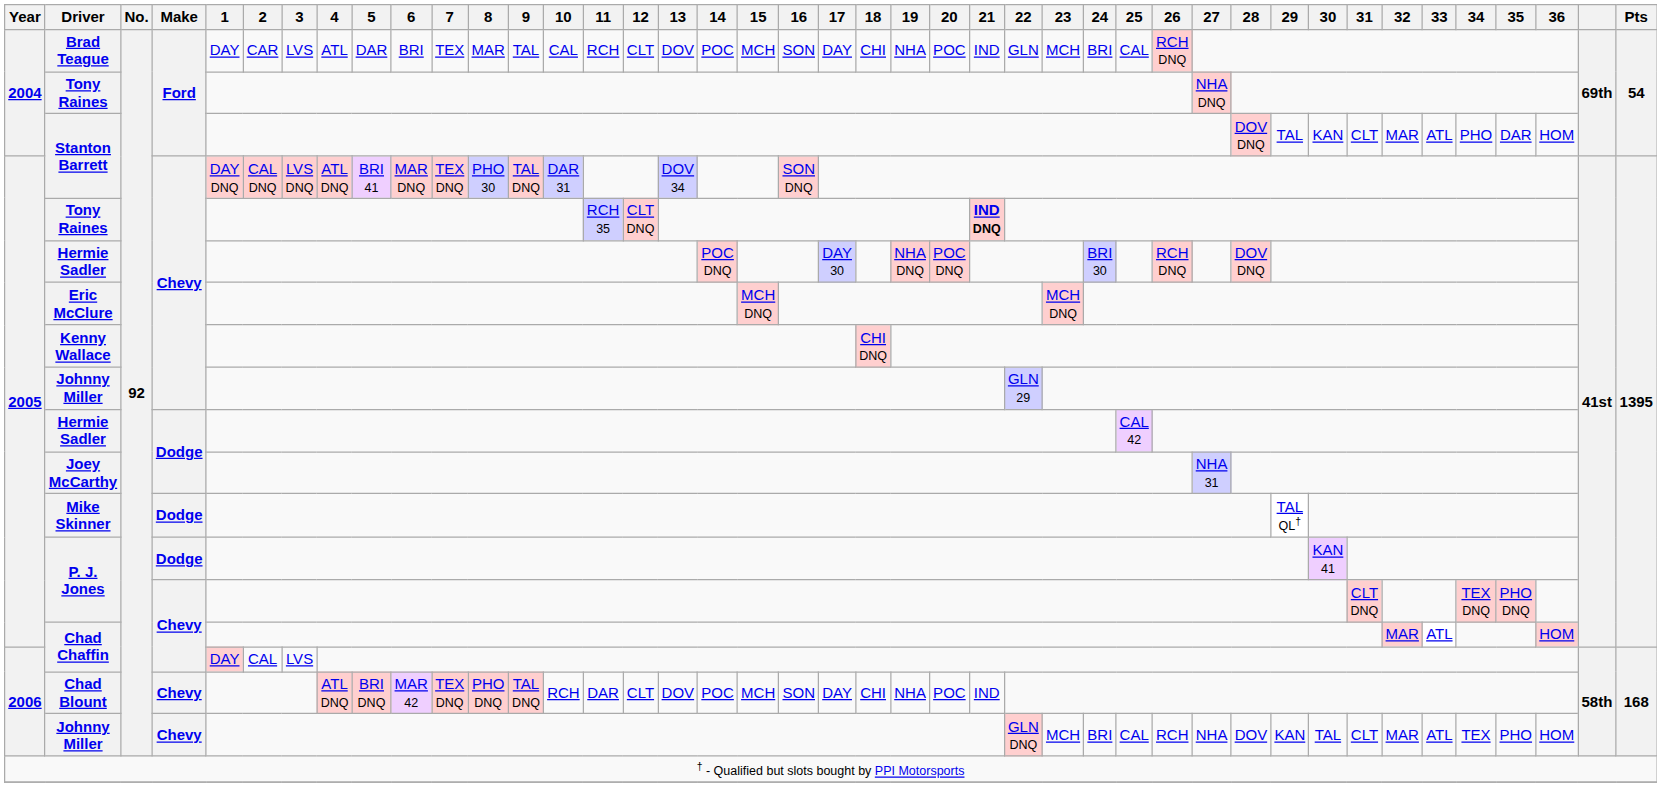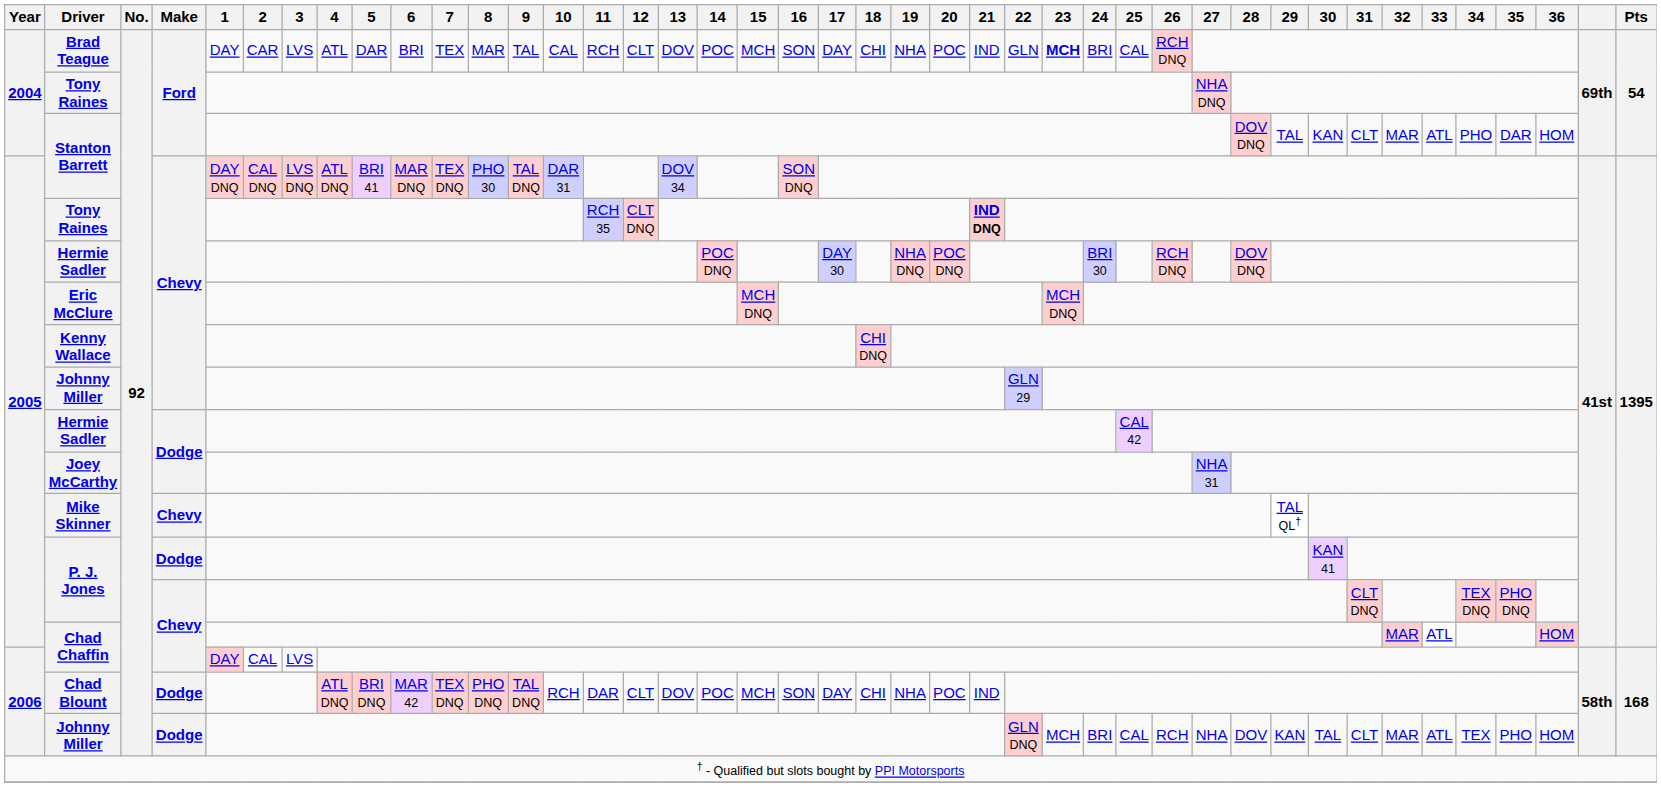(1063, 50) normal -> (1063, 50) bold
(179, 516) Dodge -> (179, 516) Chevy
(179, 693) Chevy -> (179, 693) Dodge
(179, 735) Chevy -> (179, 735) Dodge
